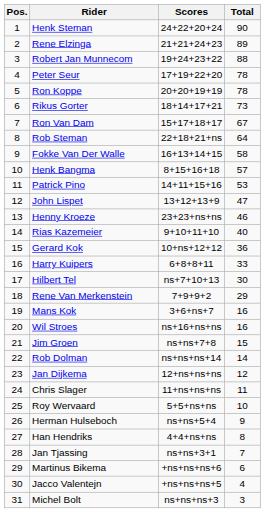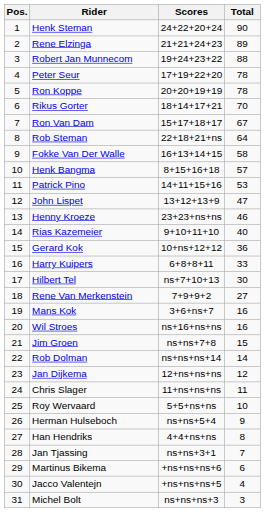(242, 106) 73 -> (242, 106) 70
(242, 295) 29 -> (242, 295) 27
